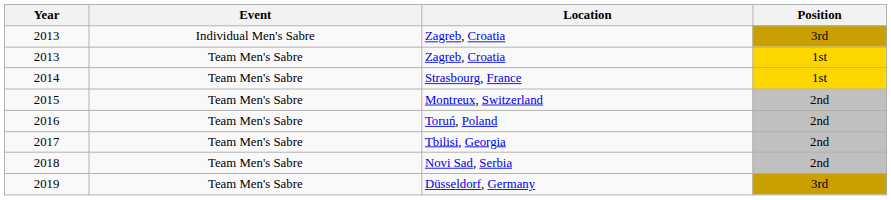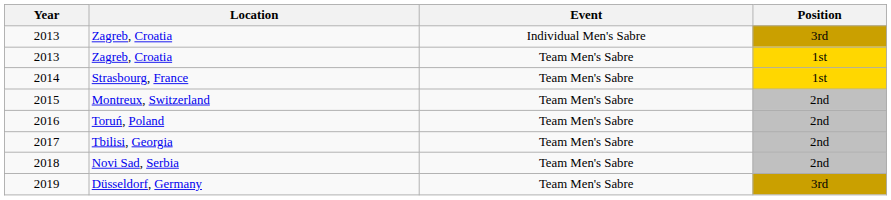columns swapped: (587, 15) <-> (255, 15)
